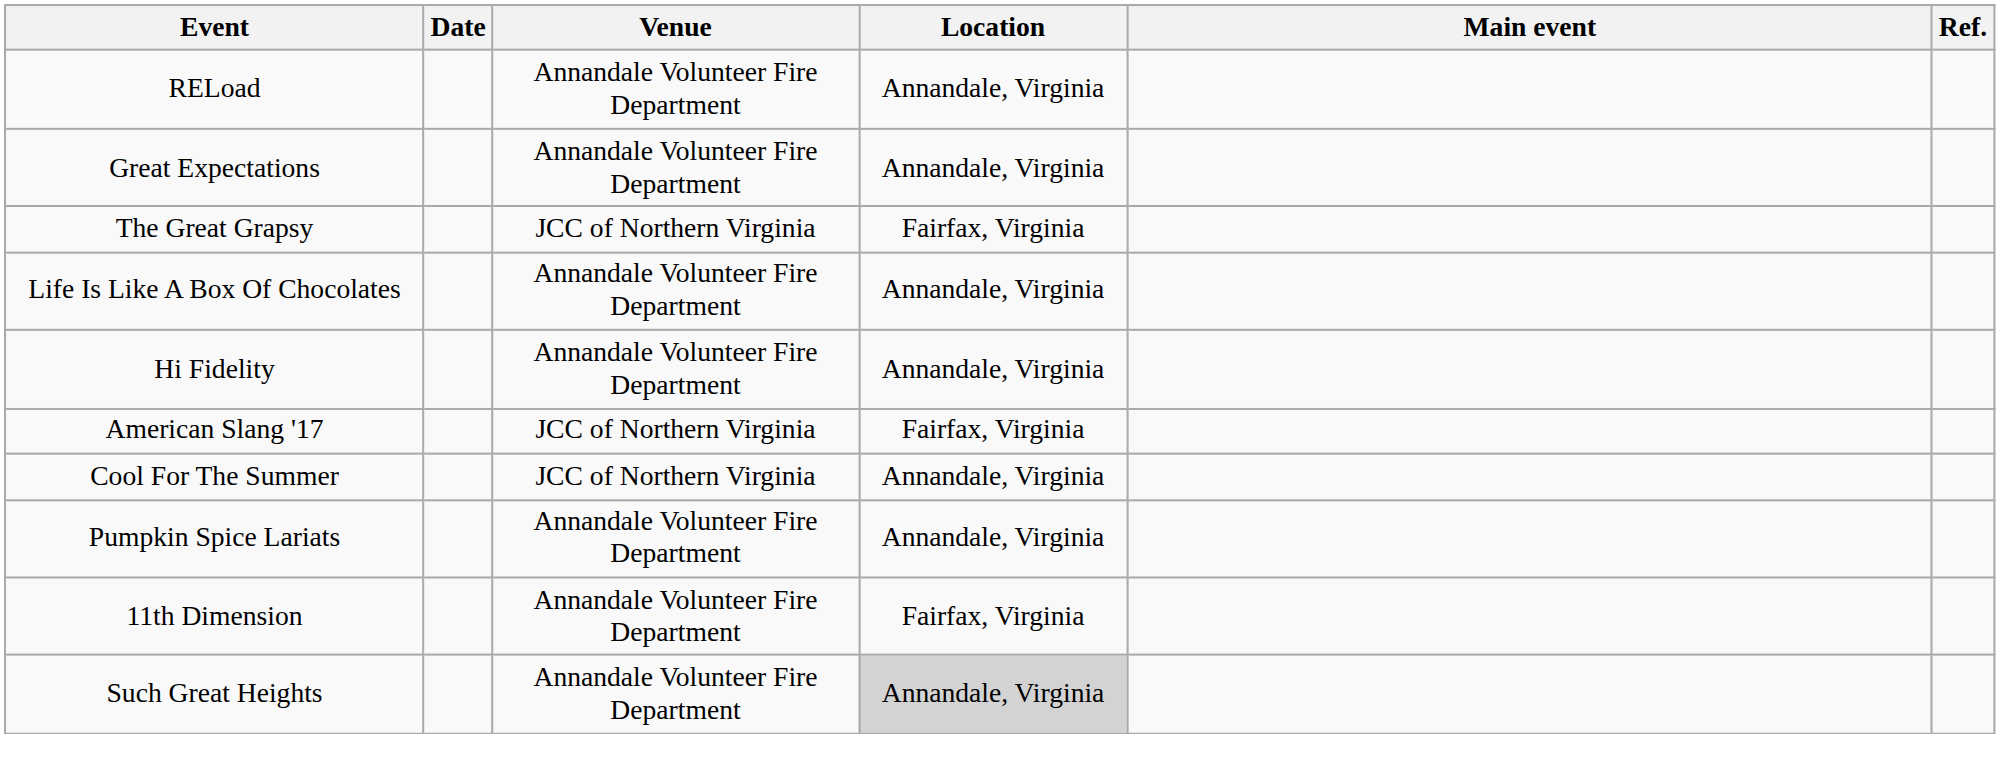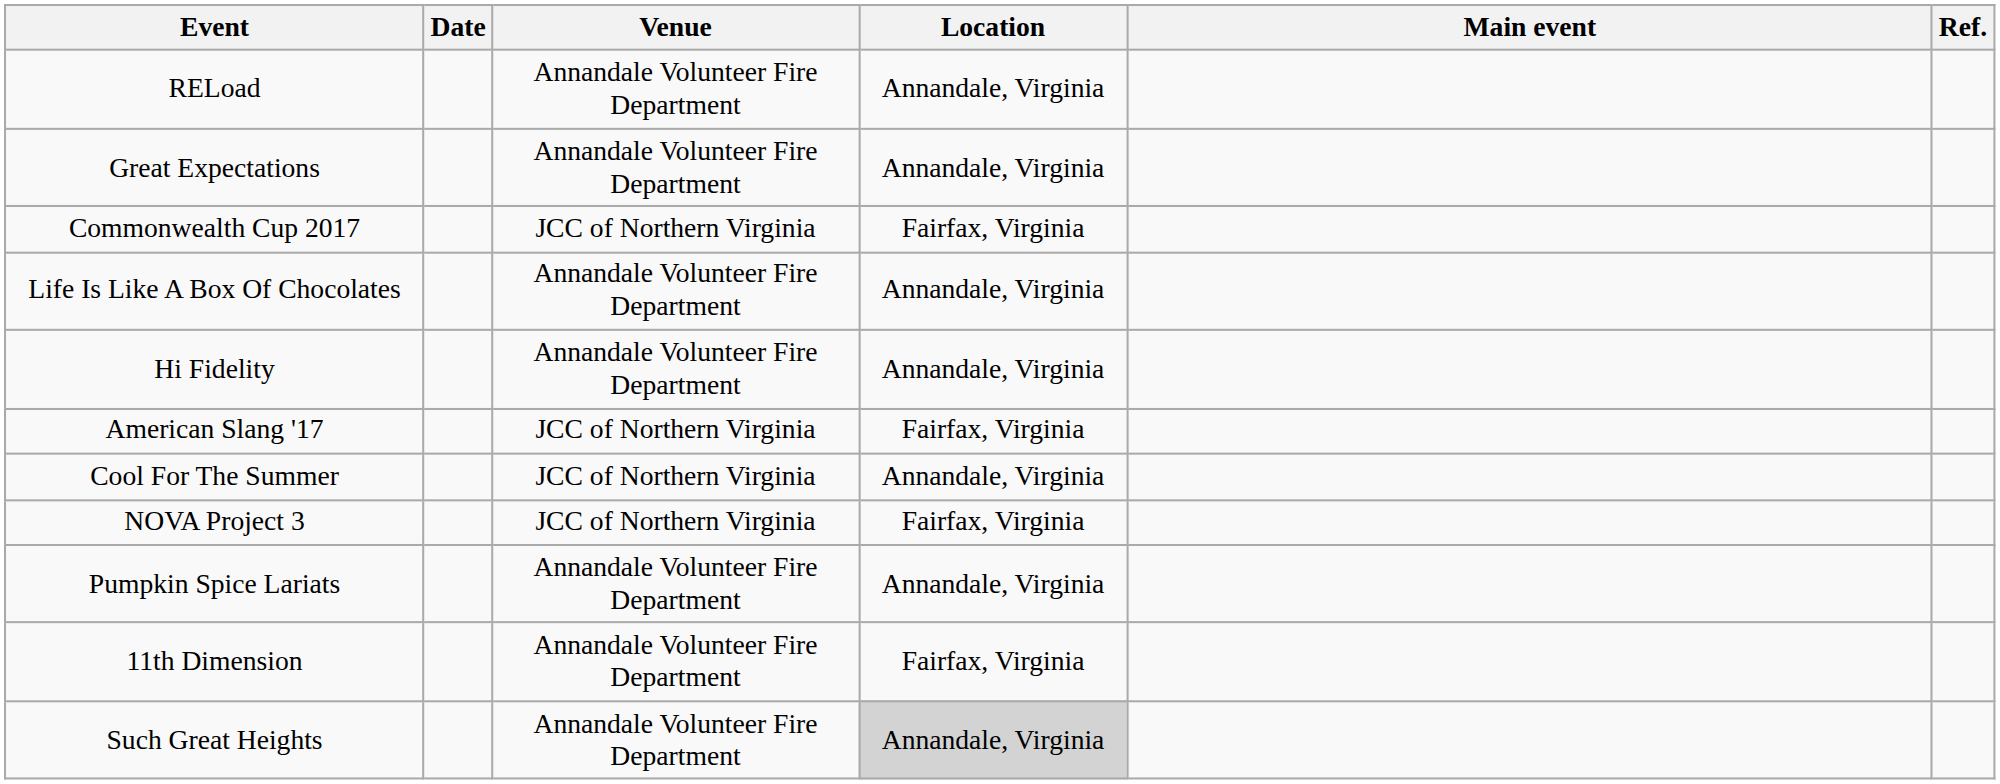+ row: (215, 228)
- row: (215, 228)
+ row: (215, 521)
